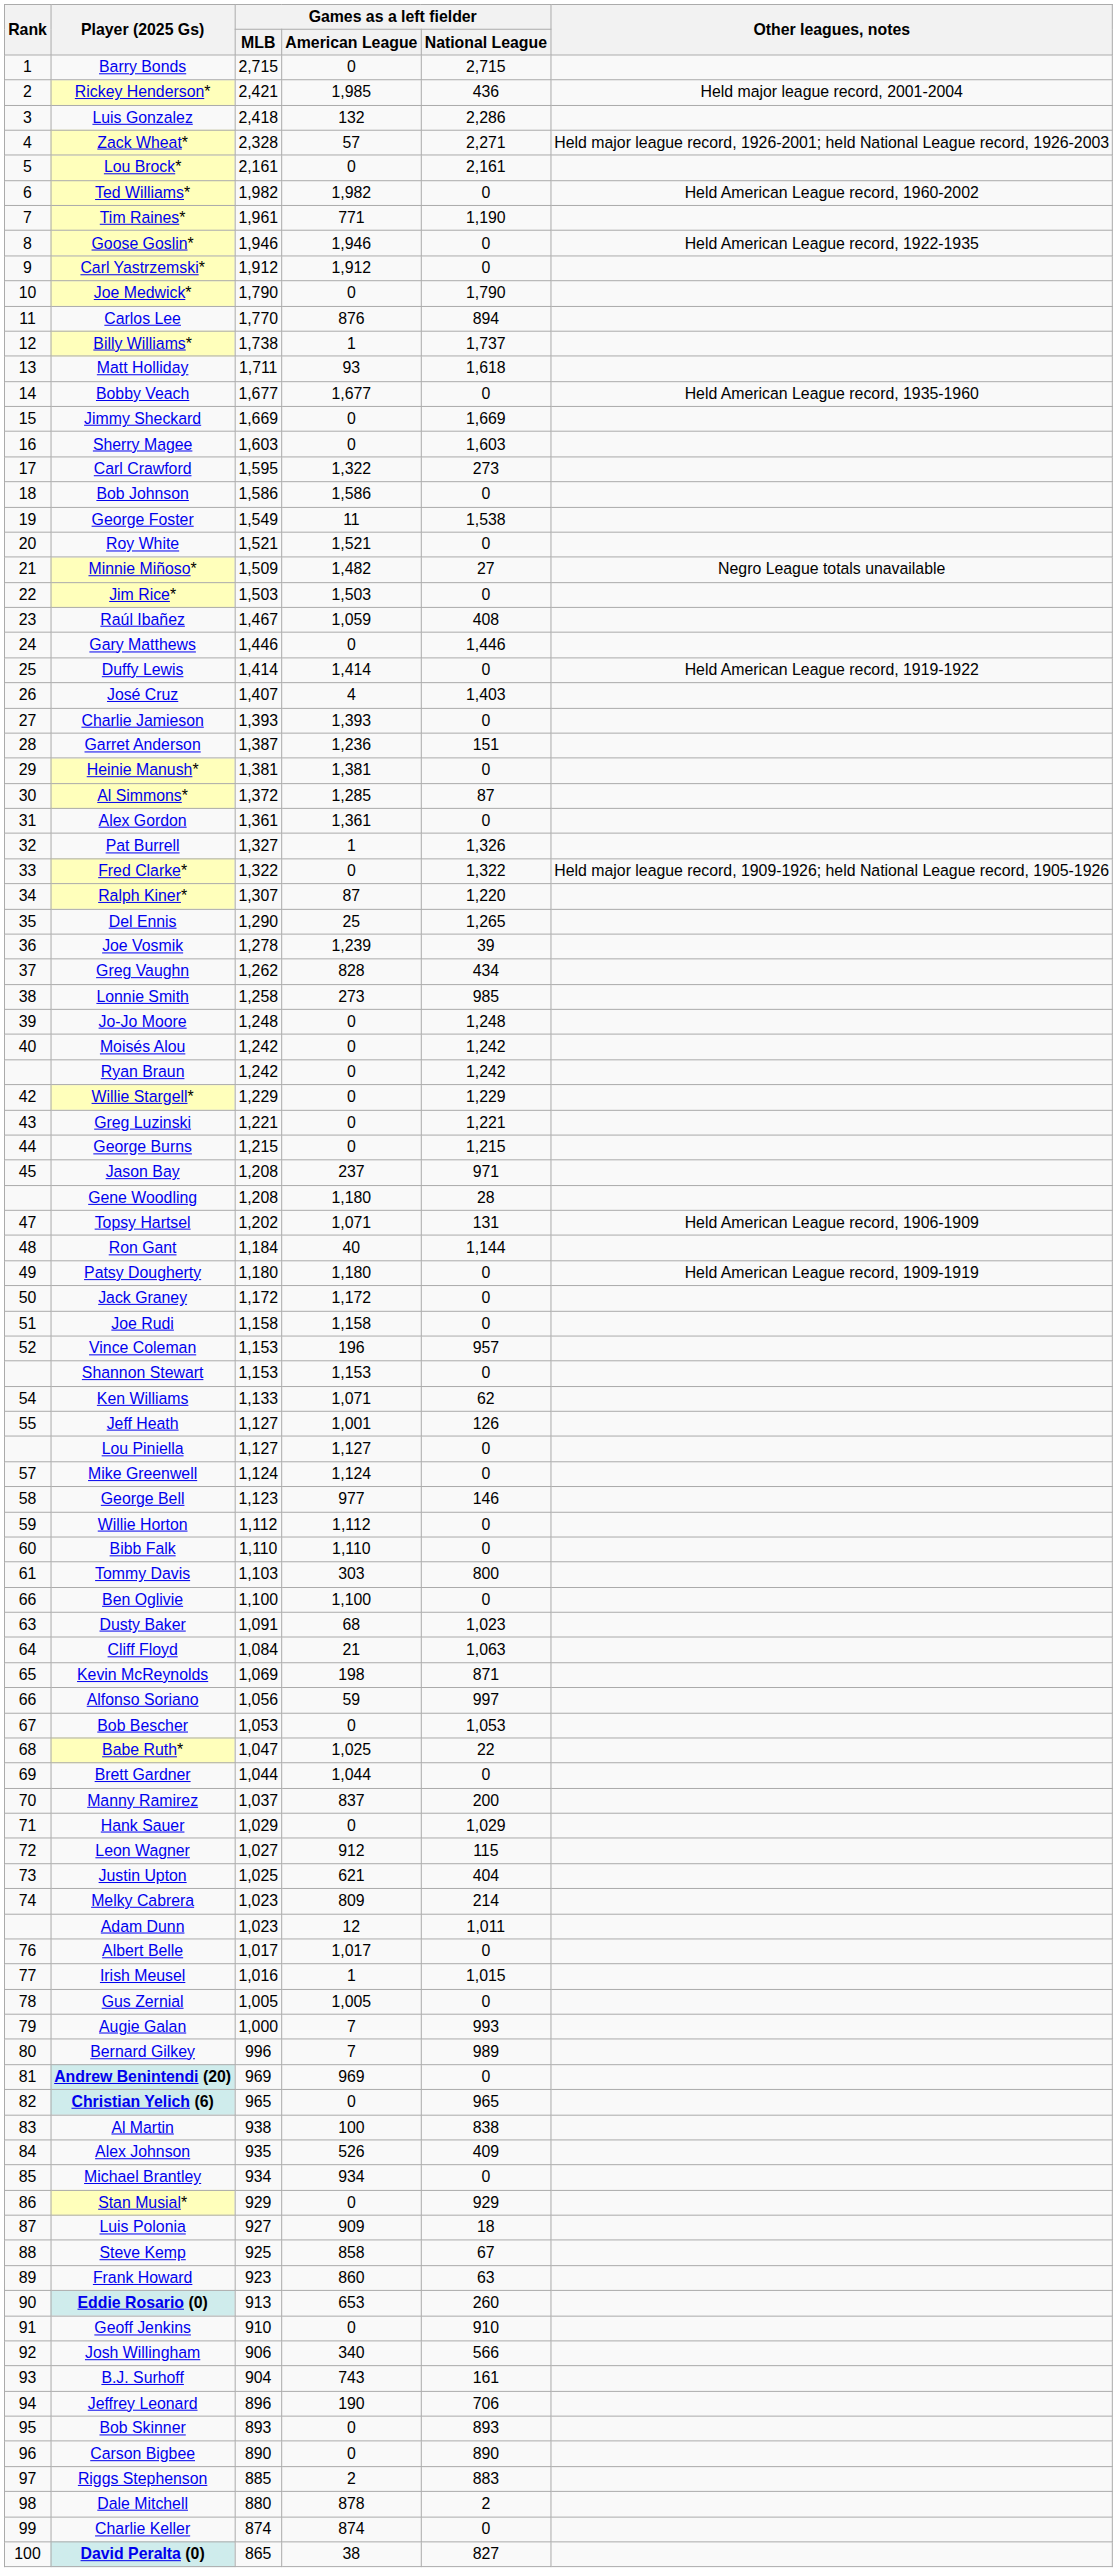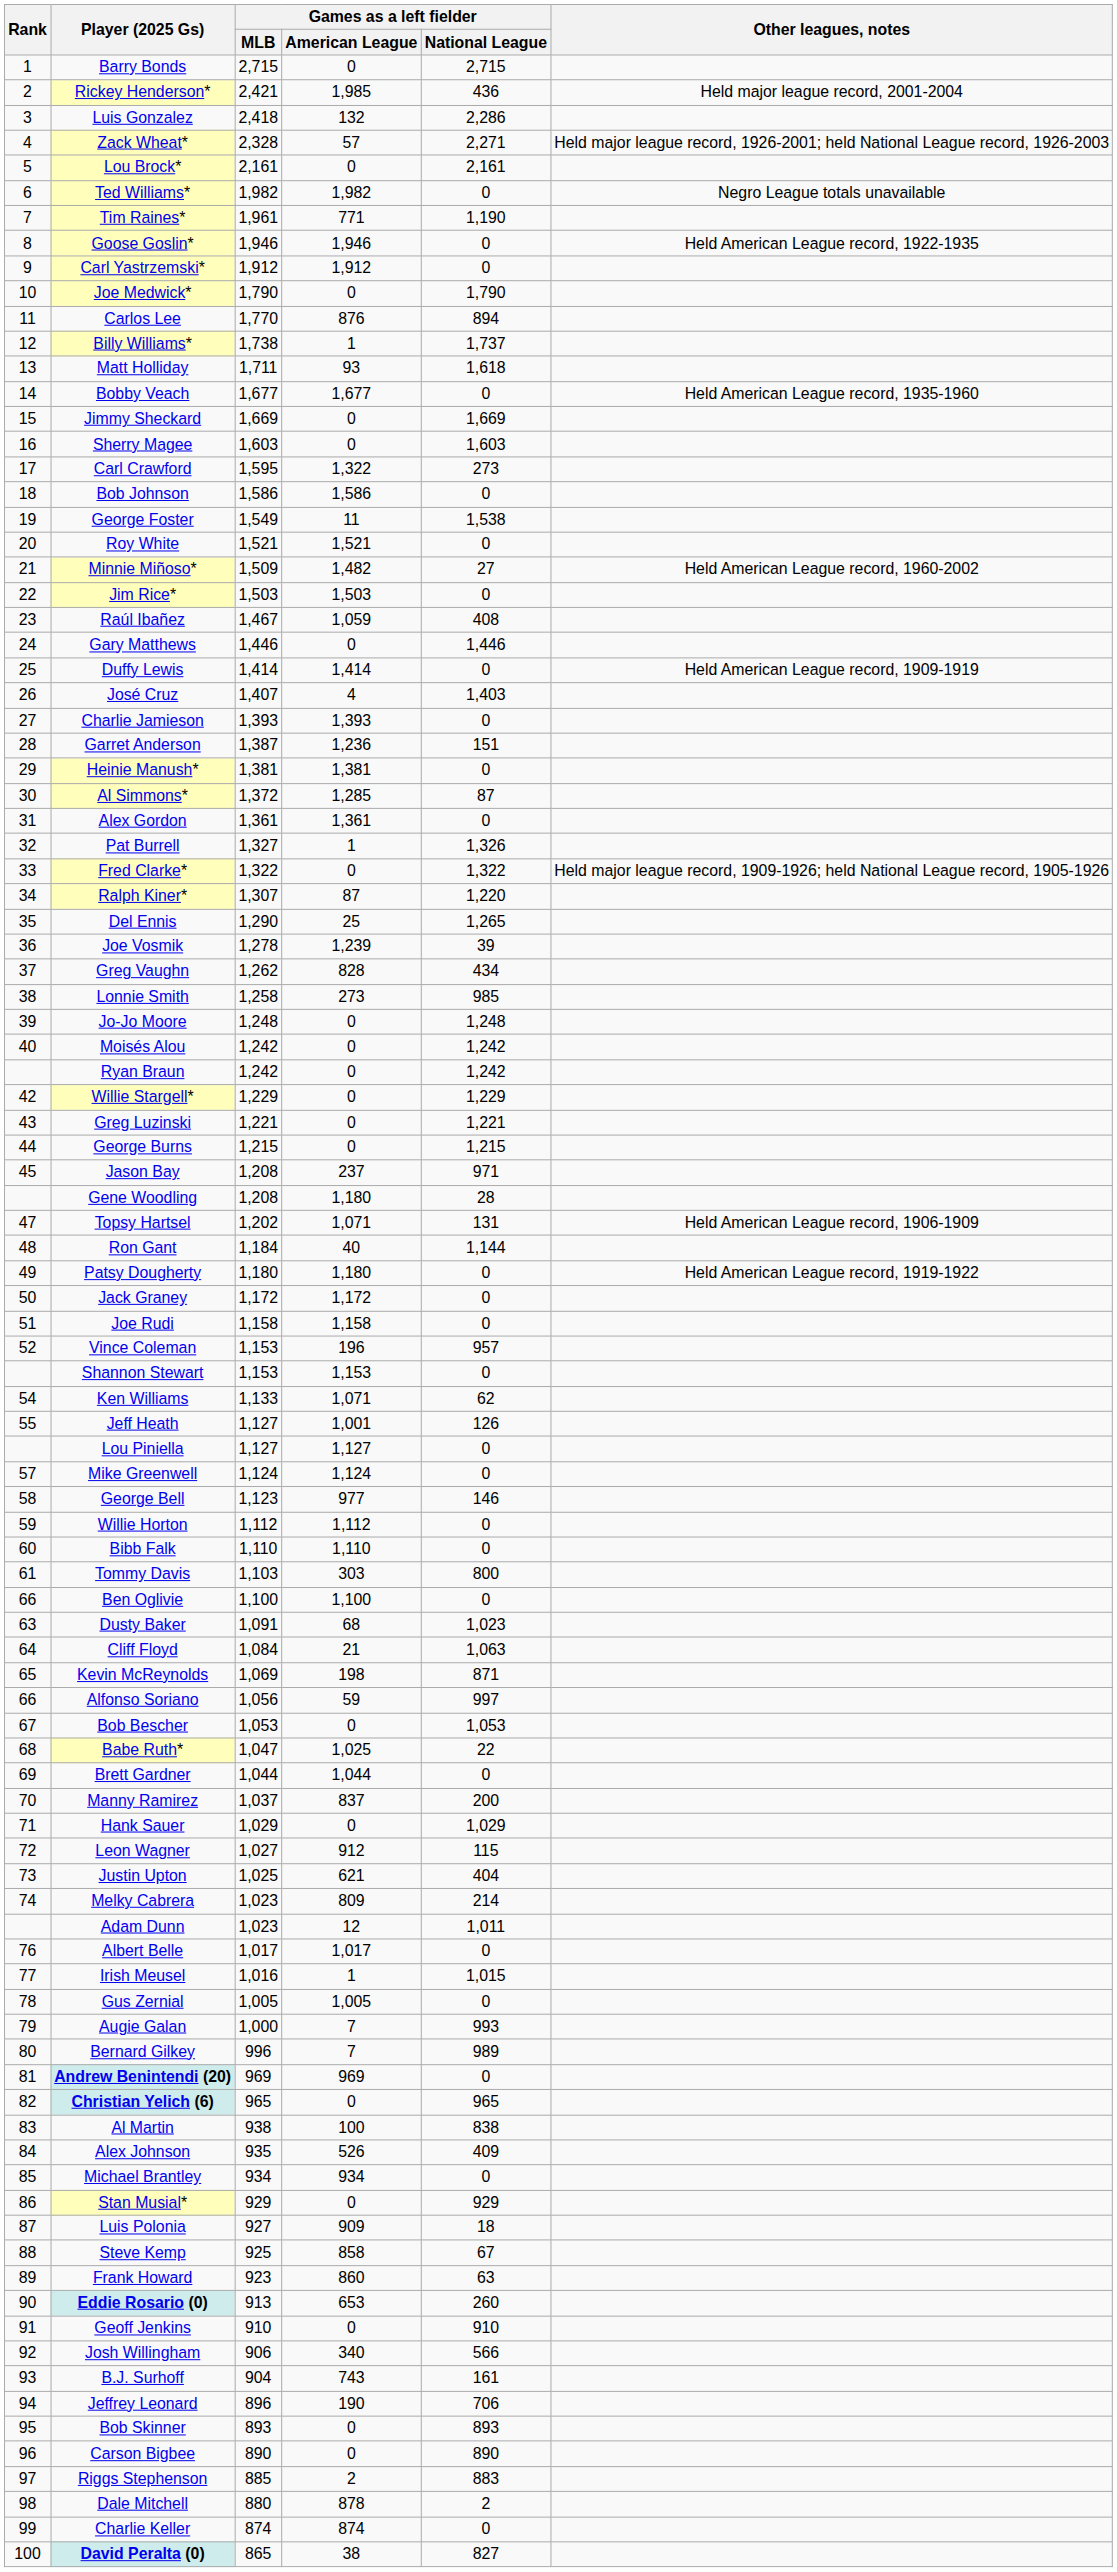(832, 192) Held American League record, 1960-2002 -> (832, 192) Negro League totals unavailable
(832, 569) Negro League totals unavailable -> (832, 569) Held American League record, 1960-2002
(832, 670) Held American League record, 1919-1922 -> (832, 670) Held American League record, 1909-1919
(832, 1273) Held American League record, 1909-1919 -> (832, 1273) Held American League record, 1919-1922
